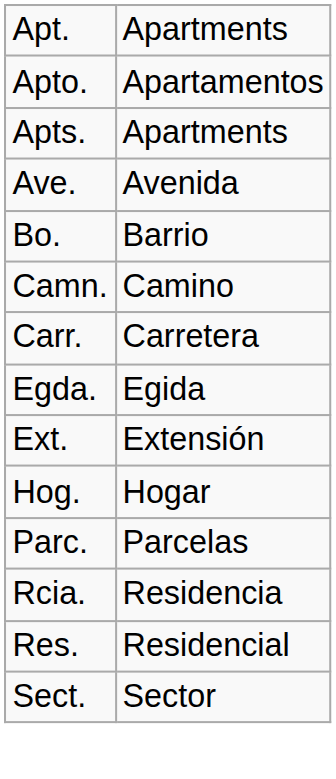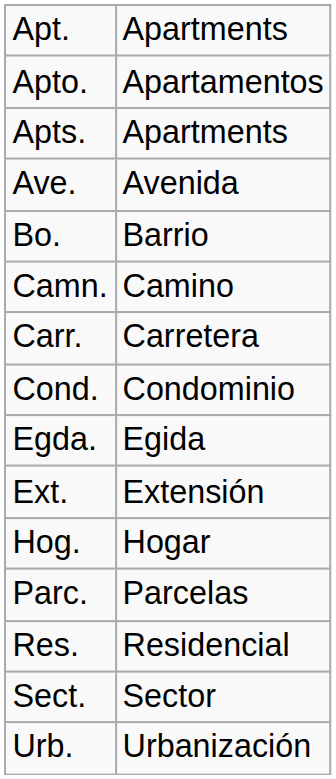+ row: (56, 388)
- row: (49, 593)
+ row: (43, 747)
